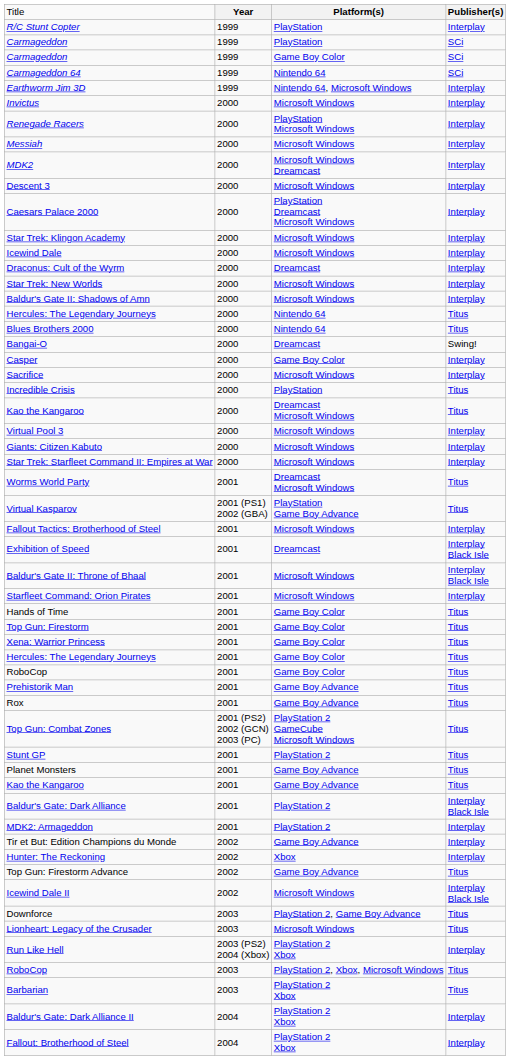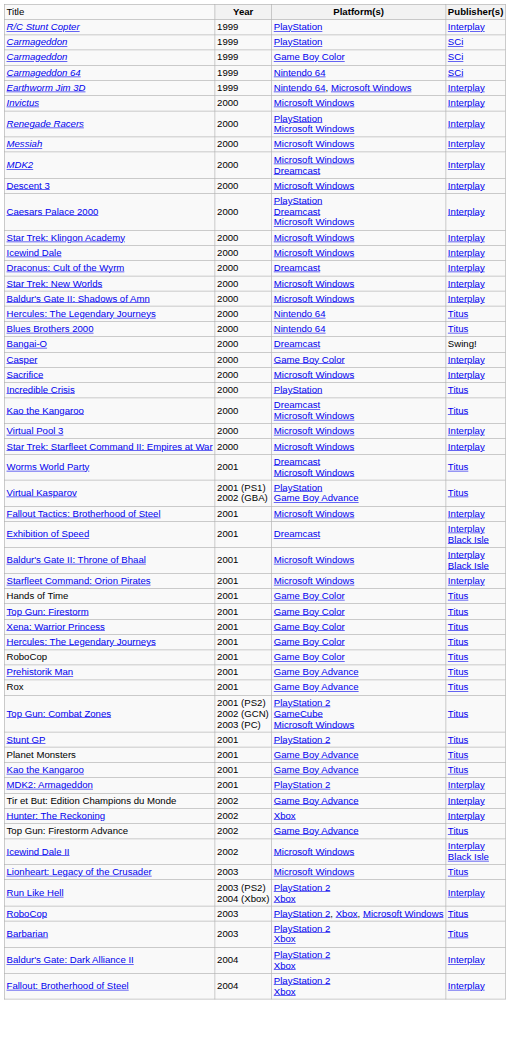- row: (54, 446)
- row: (66, 806)
- row: (29, 913)
